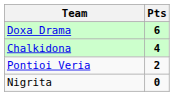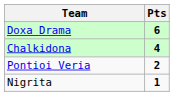(157, 83) 0 -> (157, 83) 1
